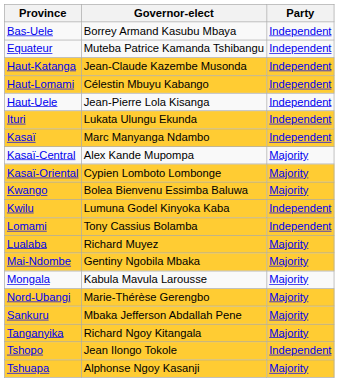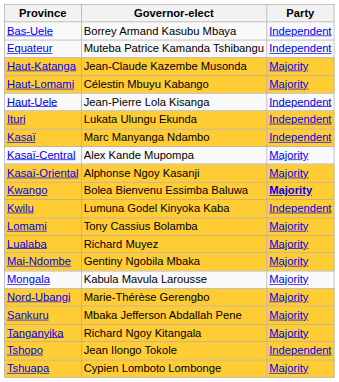(300, 66) Independent -> (289, 66) Majority
(300, 84) Independent -> (289, 84) Majority
(152, 173) Cypien Lomboto Lombonge -> (142, 173) Alphonse Ngoy Kasanji
(289, 191) normal -> (291, 191) bold
(300, 226) Independent -> (289, 226) Majority
(142, 368) Alphonse Ngoy Kasanji -> (152, 368) Cypien Lomboto Lombonge
